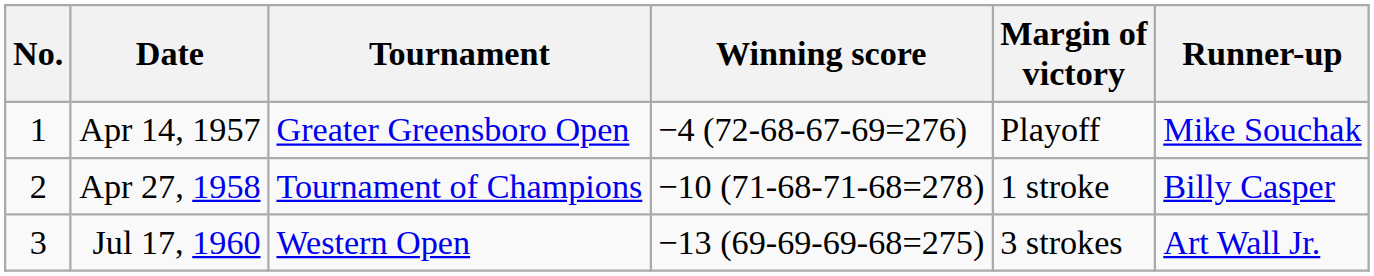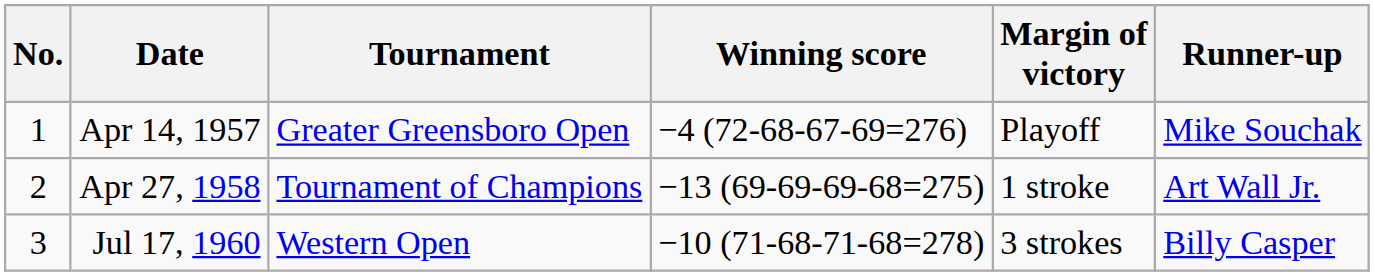(821, 186) −10 (71-68-71-68=278) -> (821, 186) −13 (69-69-69-68=275)
(1249, 186) Billy Casper -> (1242, 186) Art Wall Jr.
(821, 242) −13 (69-69-69-68=275) -> (821, 242) −10 (71-68-71-68=278)
(1242, 242) Art Wall Jr. -> (1249, 242) Billy Casper
